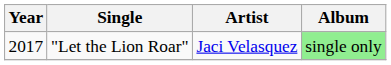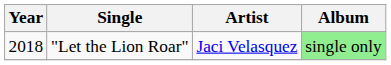(26, 45) 2017 -> (26, 45) 2018
